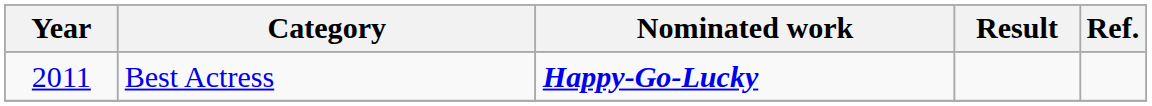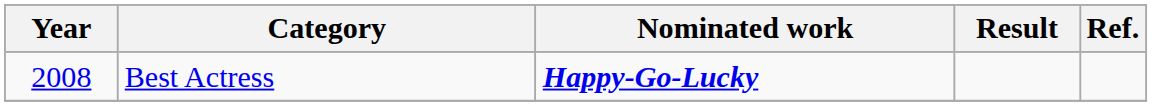(61, 76) 2011 -> (61, 76) 2008
